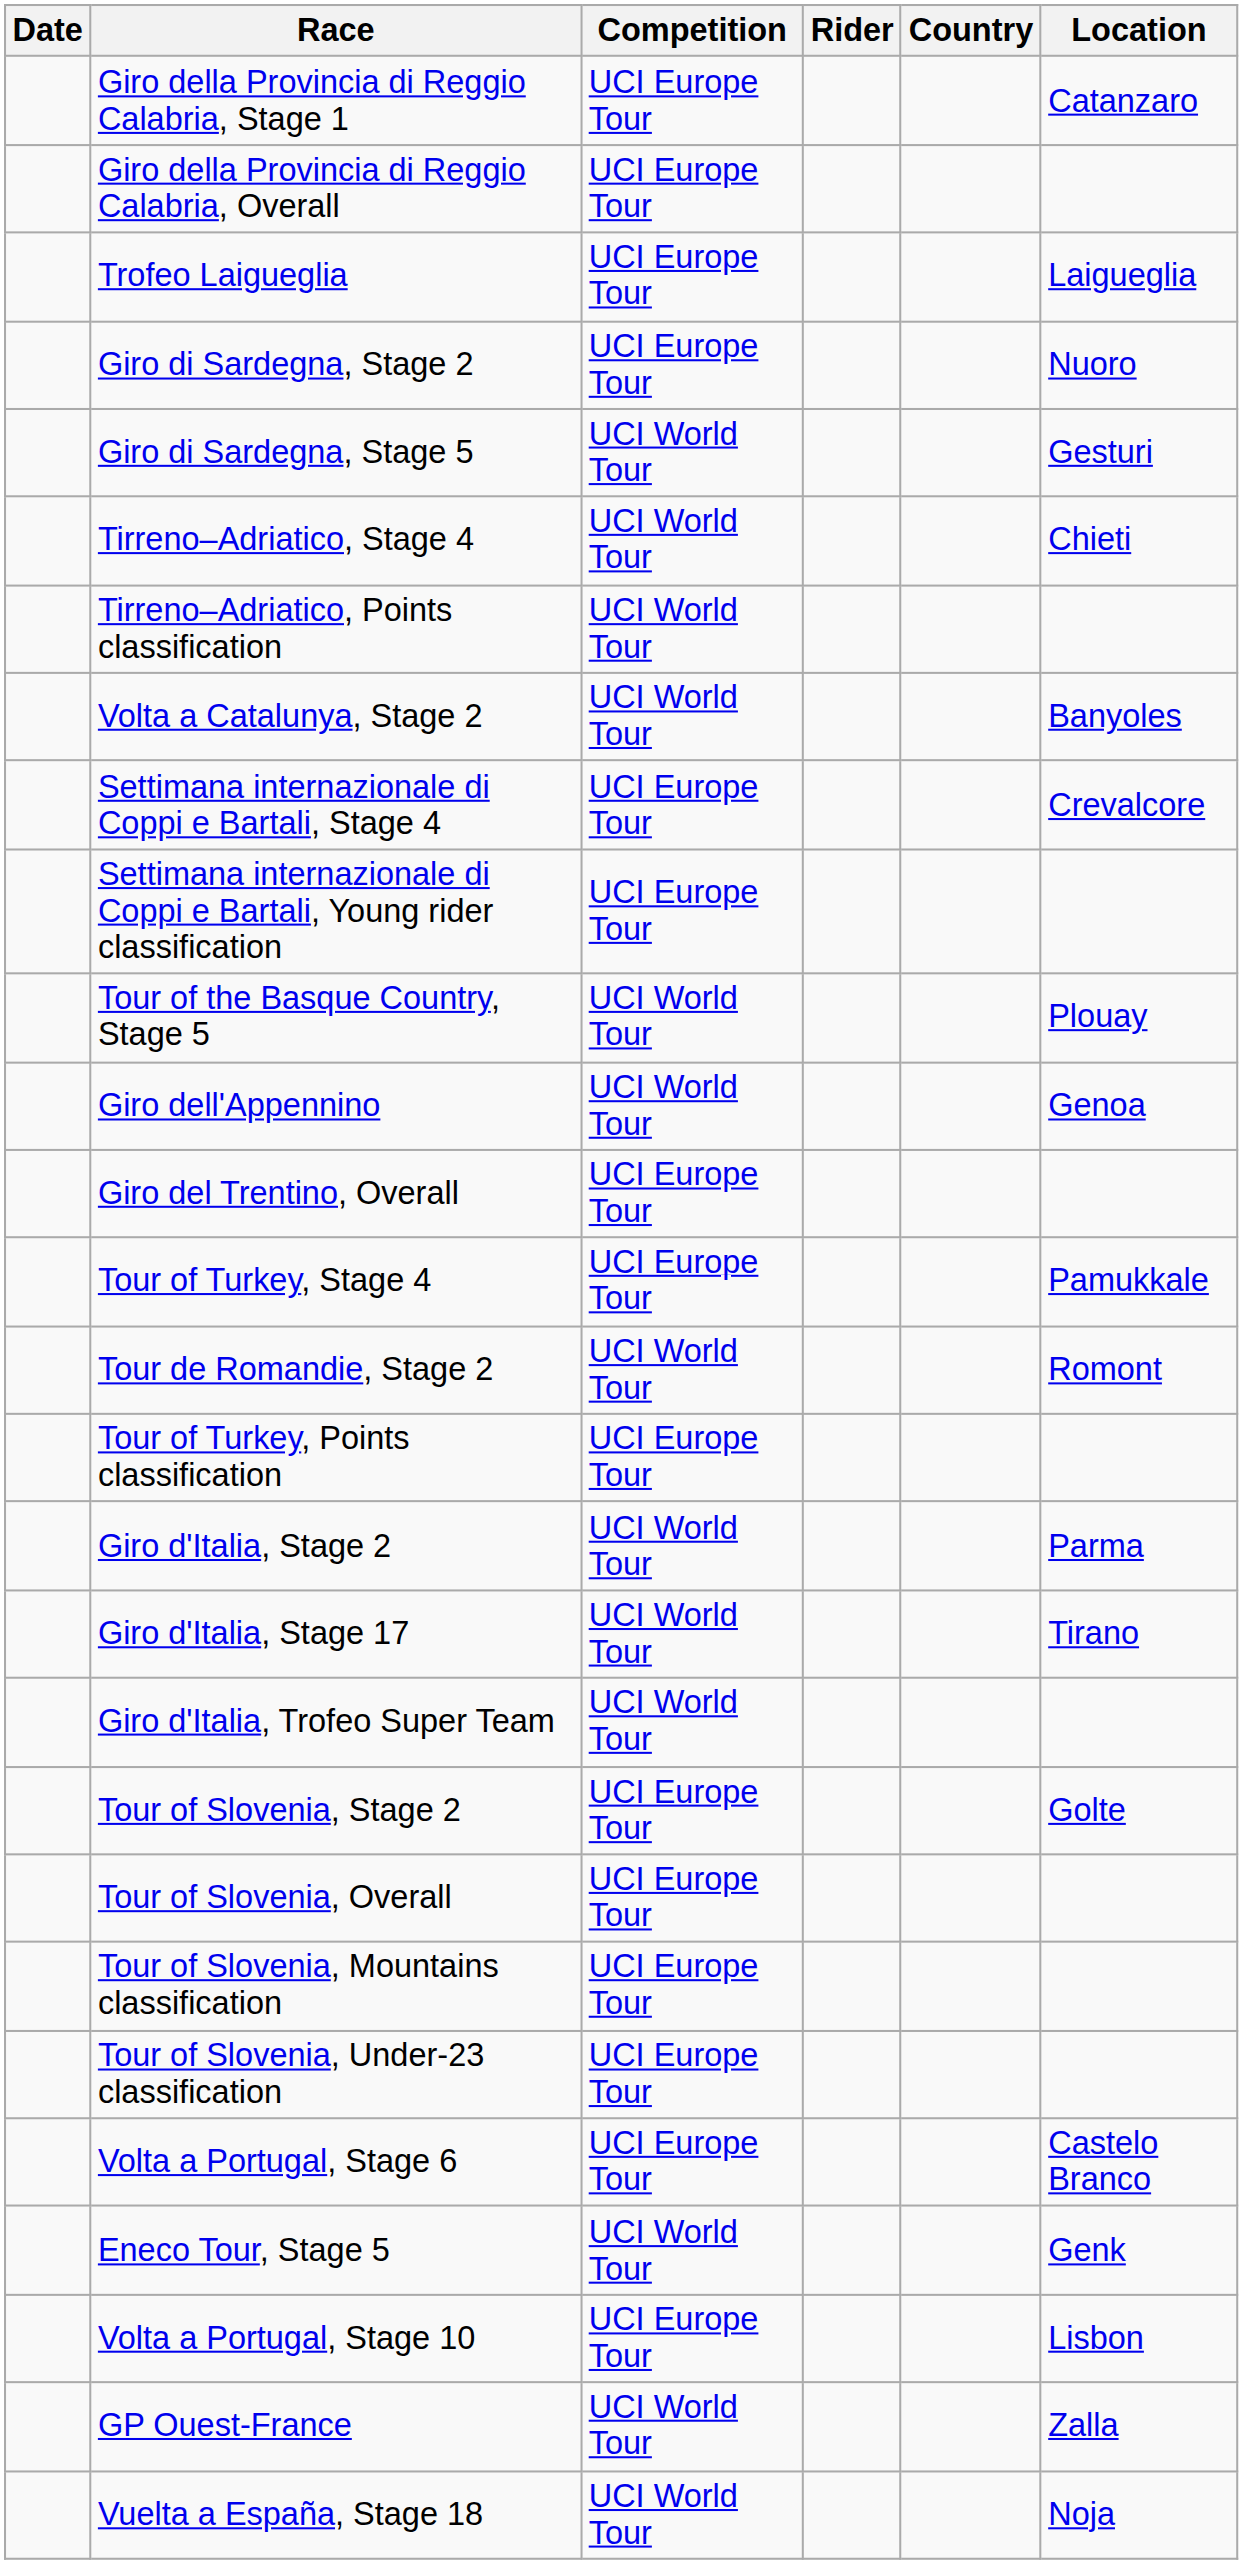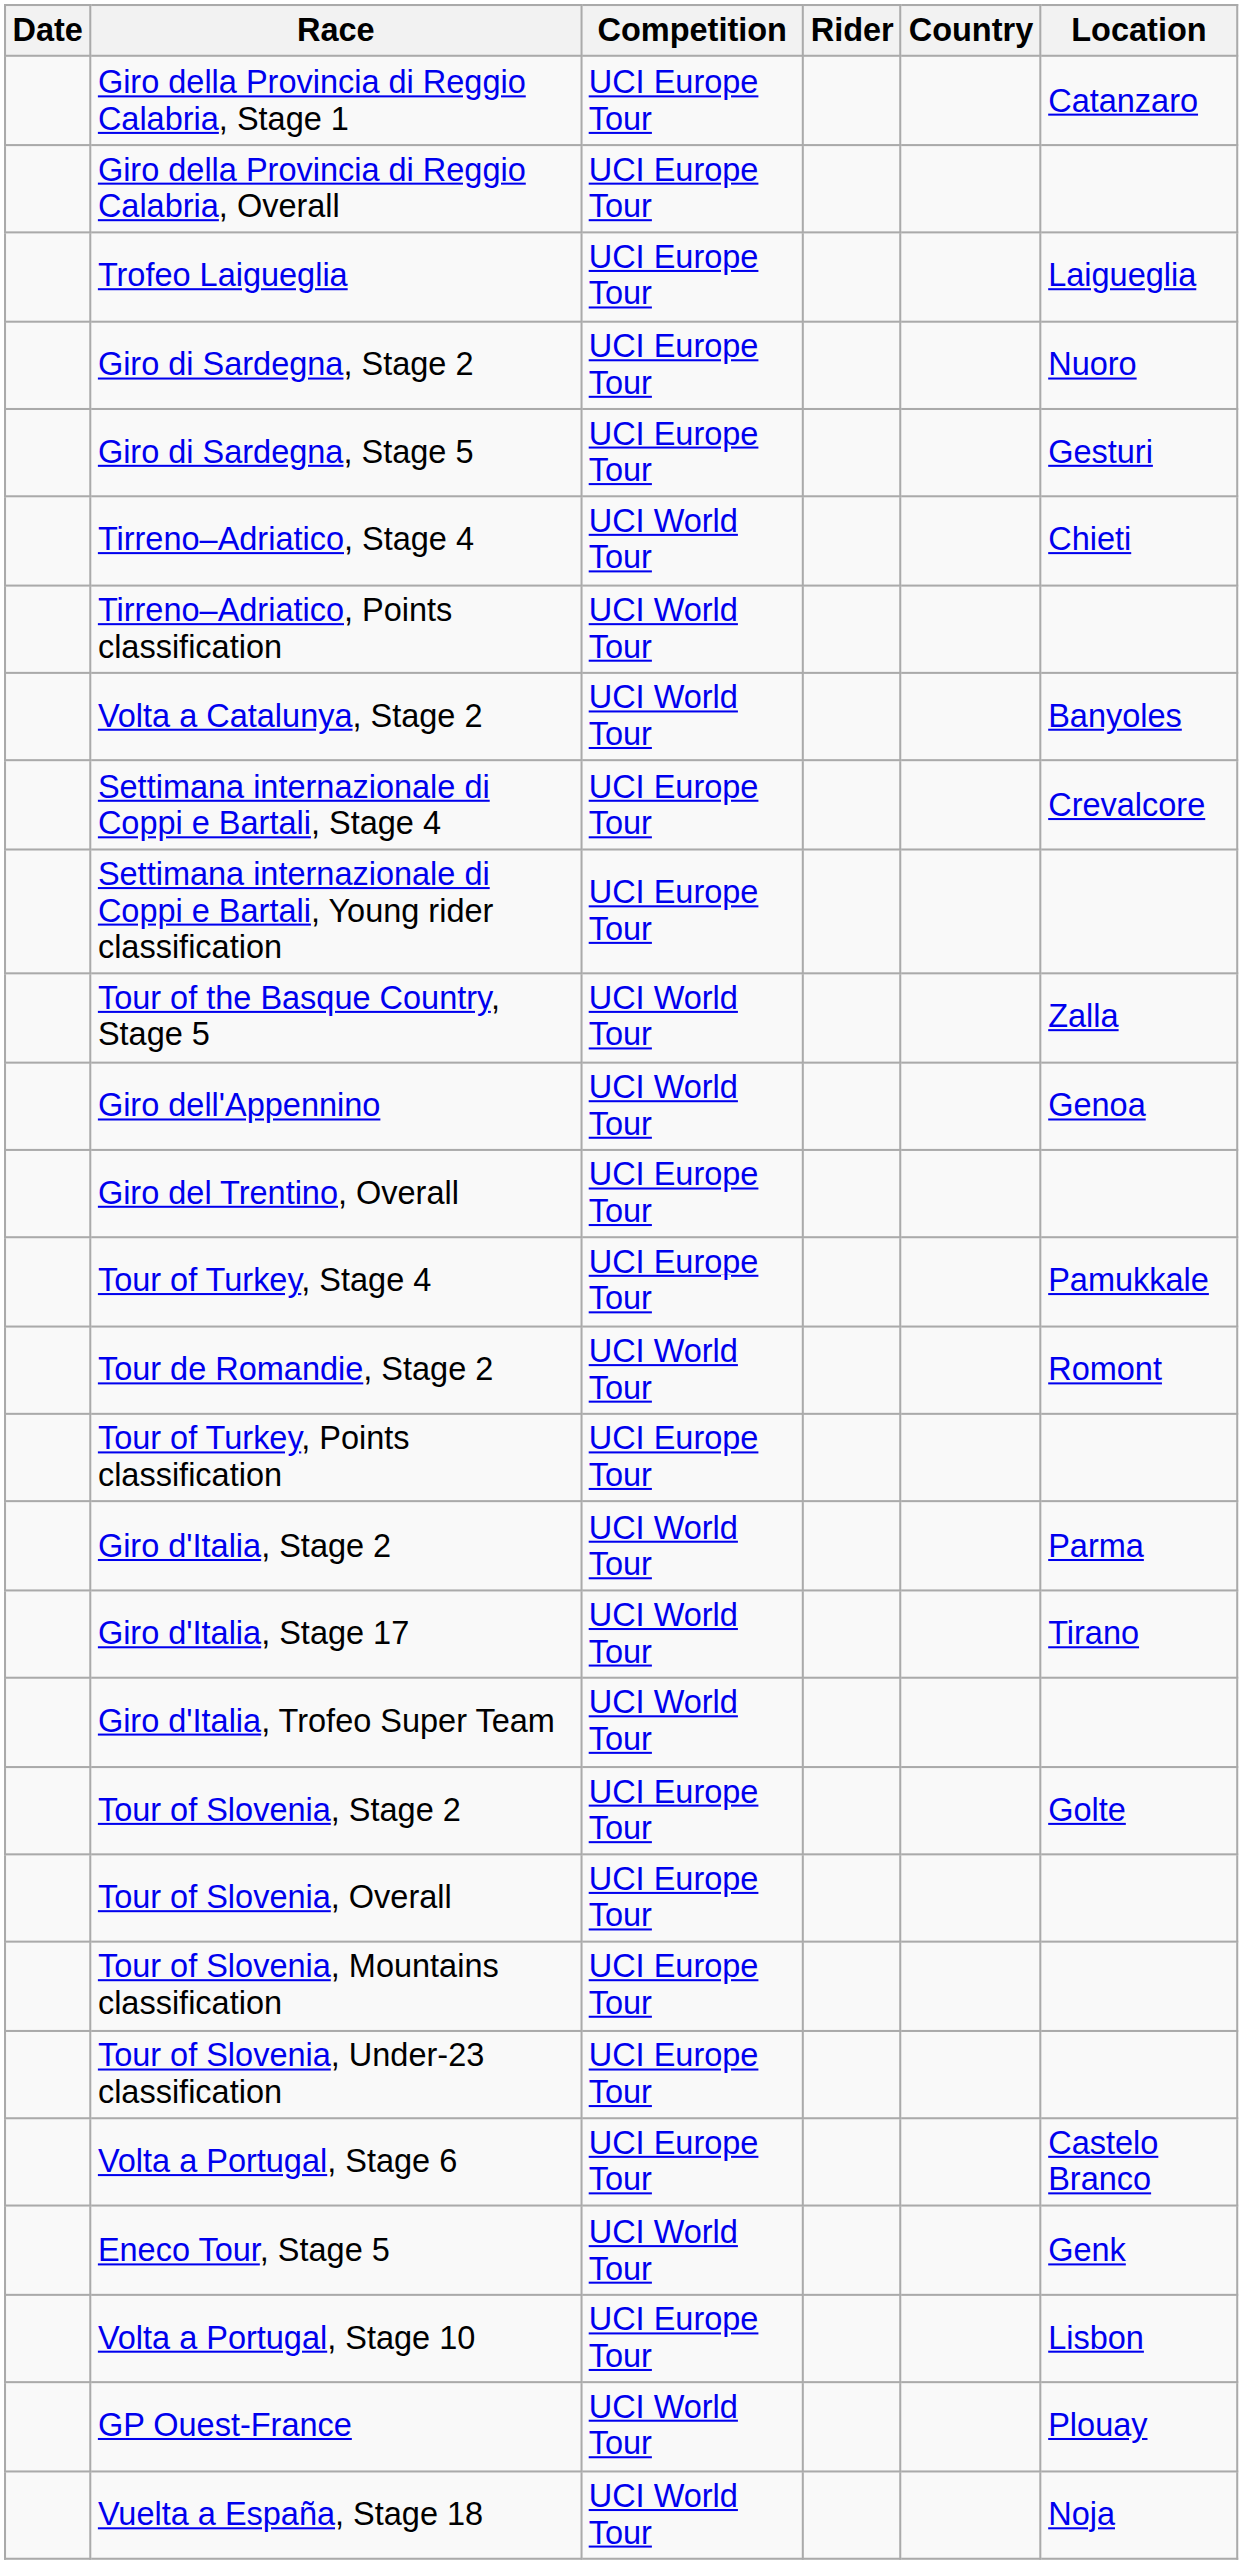(663, 452) UCI World Tour -> (674, 452) UCI Europe Tour
(1098, 1017) Plouay -> (1083, 1017) Zalla
(1083, 2425) Zalla -> (1098, 2425) Plouay
